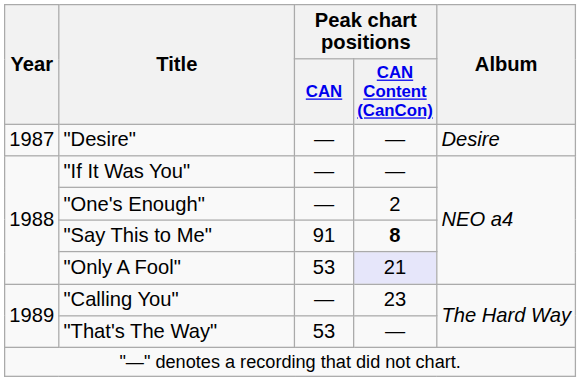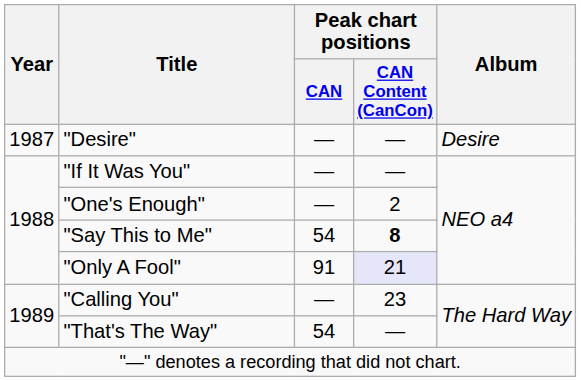(324, 235) 91 -> (324, 235) 54
(324, 267) 53 -> (324, 267) 91
(324, 331) 53 -> (324, 331) 54
